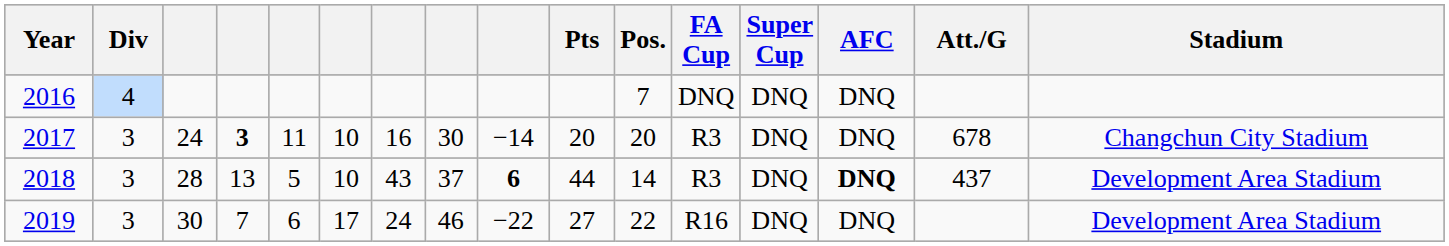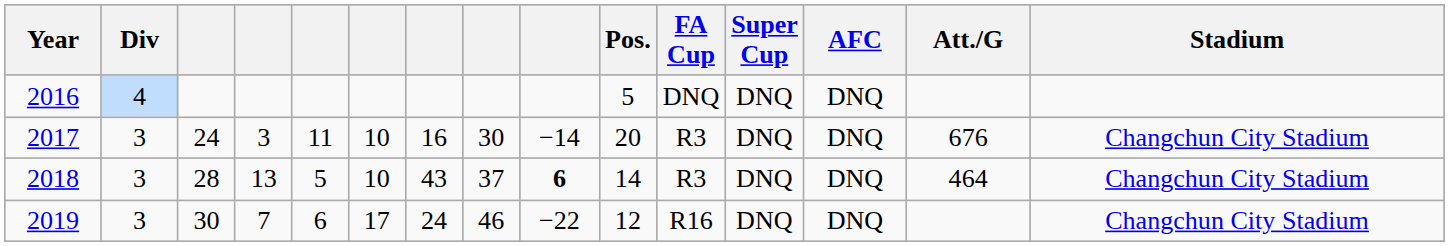- column: (582, 39)
(643, 95) 7 -> (628, 95) 5
(242, 137) bold -> (264, 137) normal
(972, 137) 678 -> (968, 137) 676
(867, 178) bold -> (855, 178) normal
(972, 178) 437 -> (968, 178) 464
(1236, 178) Development Area Stadium -> (1237, 178) Changchun City Stadium
(643, 219) 22 -> (628, 219) 12
(1236, 219) Development Area Stadium -> (1237, 219) Changchun City Stadium
